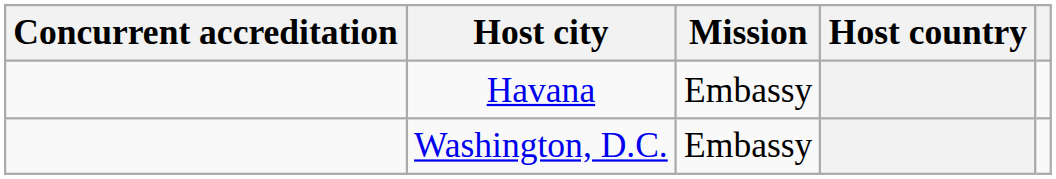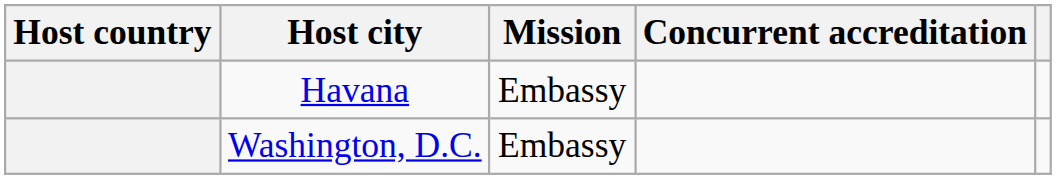columns swapped: (928, 32) <-> (205, 32)
